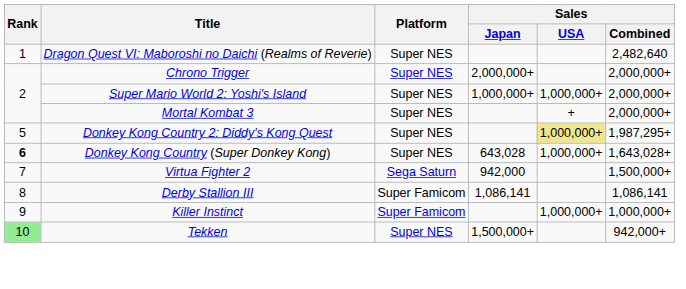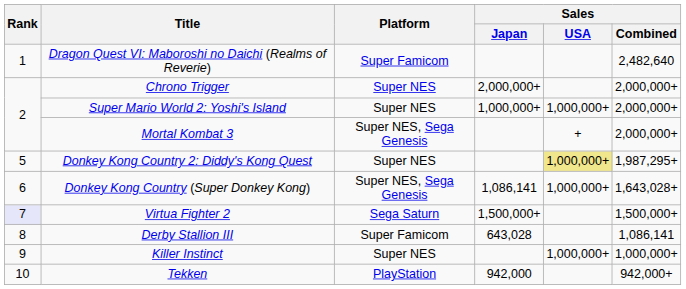(421, 53) Super NES -> (405, 61) Super Famicom
(421, 113) Super NES -> (405, 134) Super NES, Sega Genesis
(23, 152) bold -> (23, 188) normal
(421, 152) Super NES -> (405, 188) Super NES, Sega Genesis
(503, 152) 643,028 -> (509, 188) 1,086,141
(23, 172) no background -> (23, 214) lavender background
(503, 172) 942,000 -> (509, 214) 1,500,000+
(503, 192) 1,086,141 -> (509, 234) 643,028
(421, 212) Super Famicom -> (405, 254) Super NES
(23, 232) lightgreen background -> (23, 274) no background
(421, 232) Super NES -> (405, 274) PlayStation
(503, 232) 1,500,000+ -> (509, 274) 942,000
